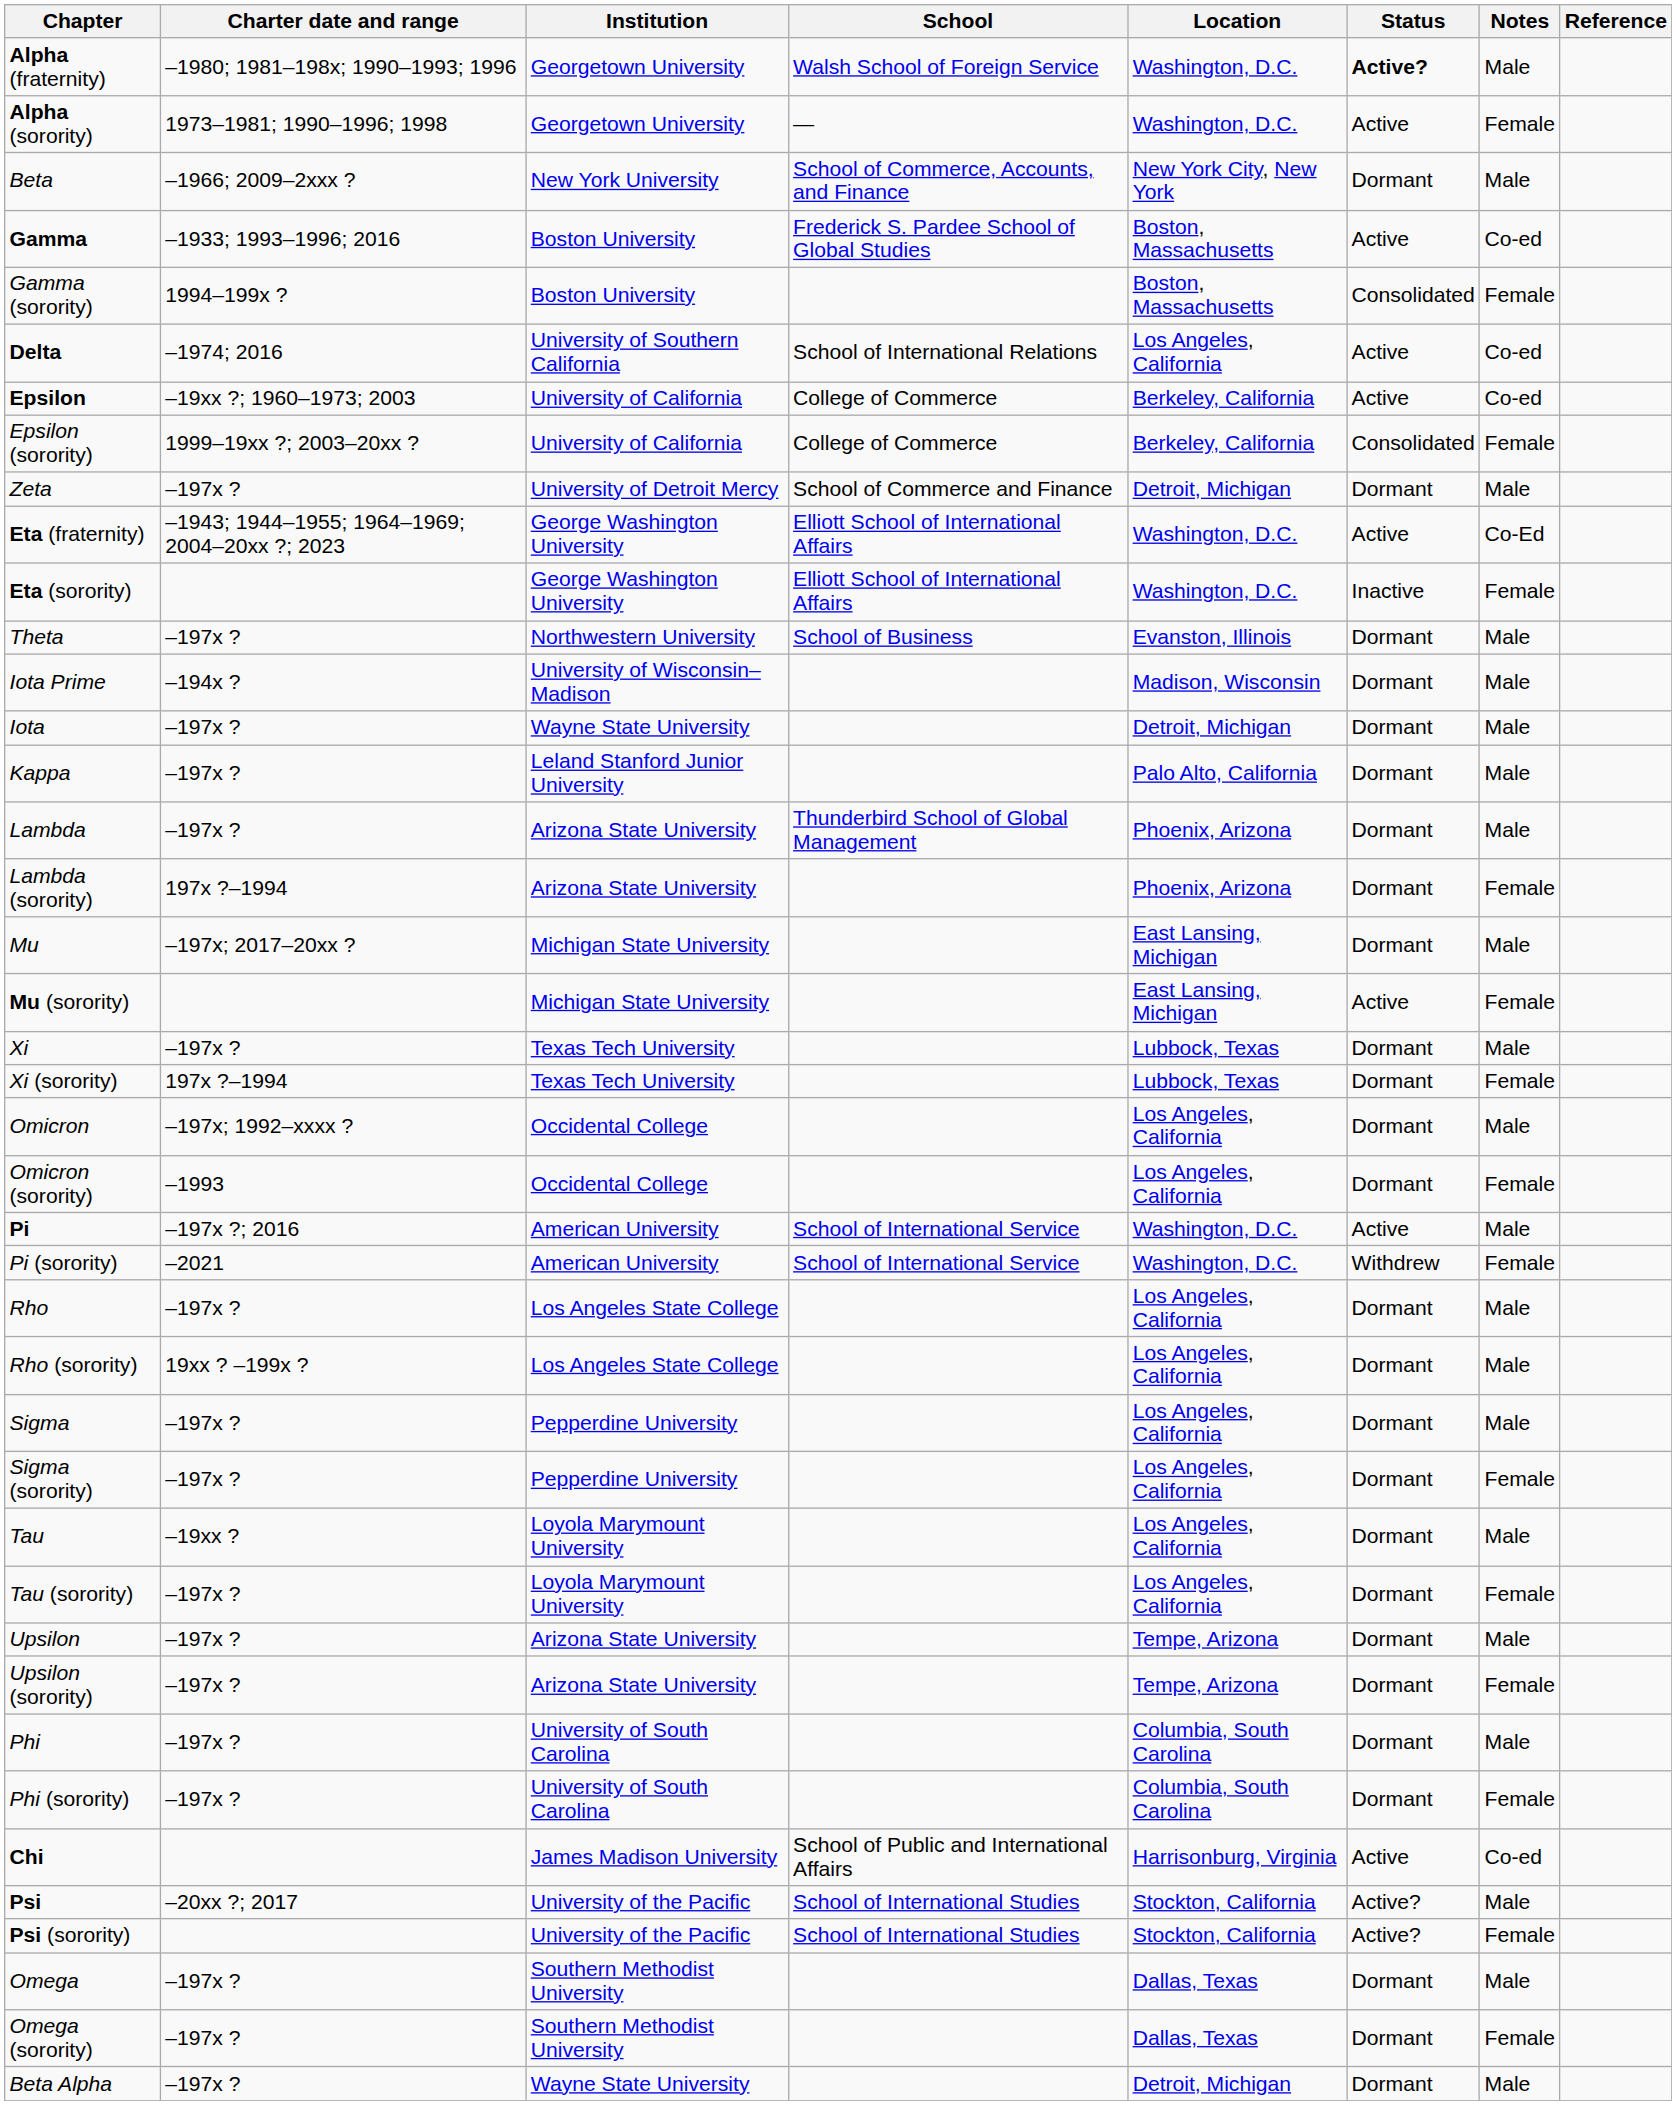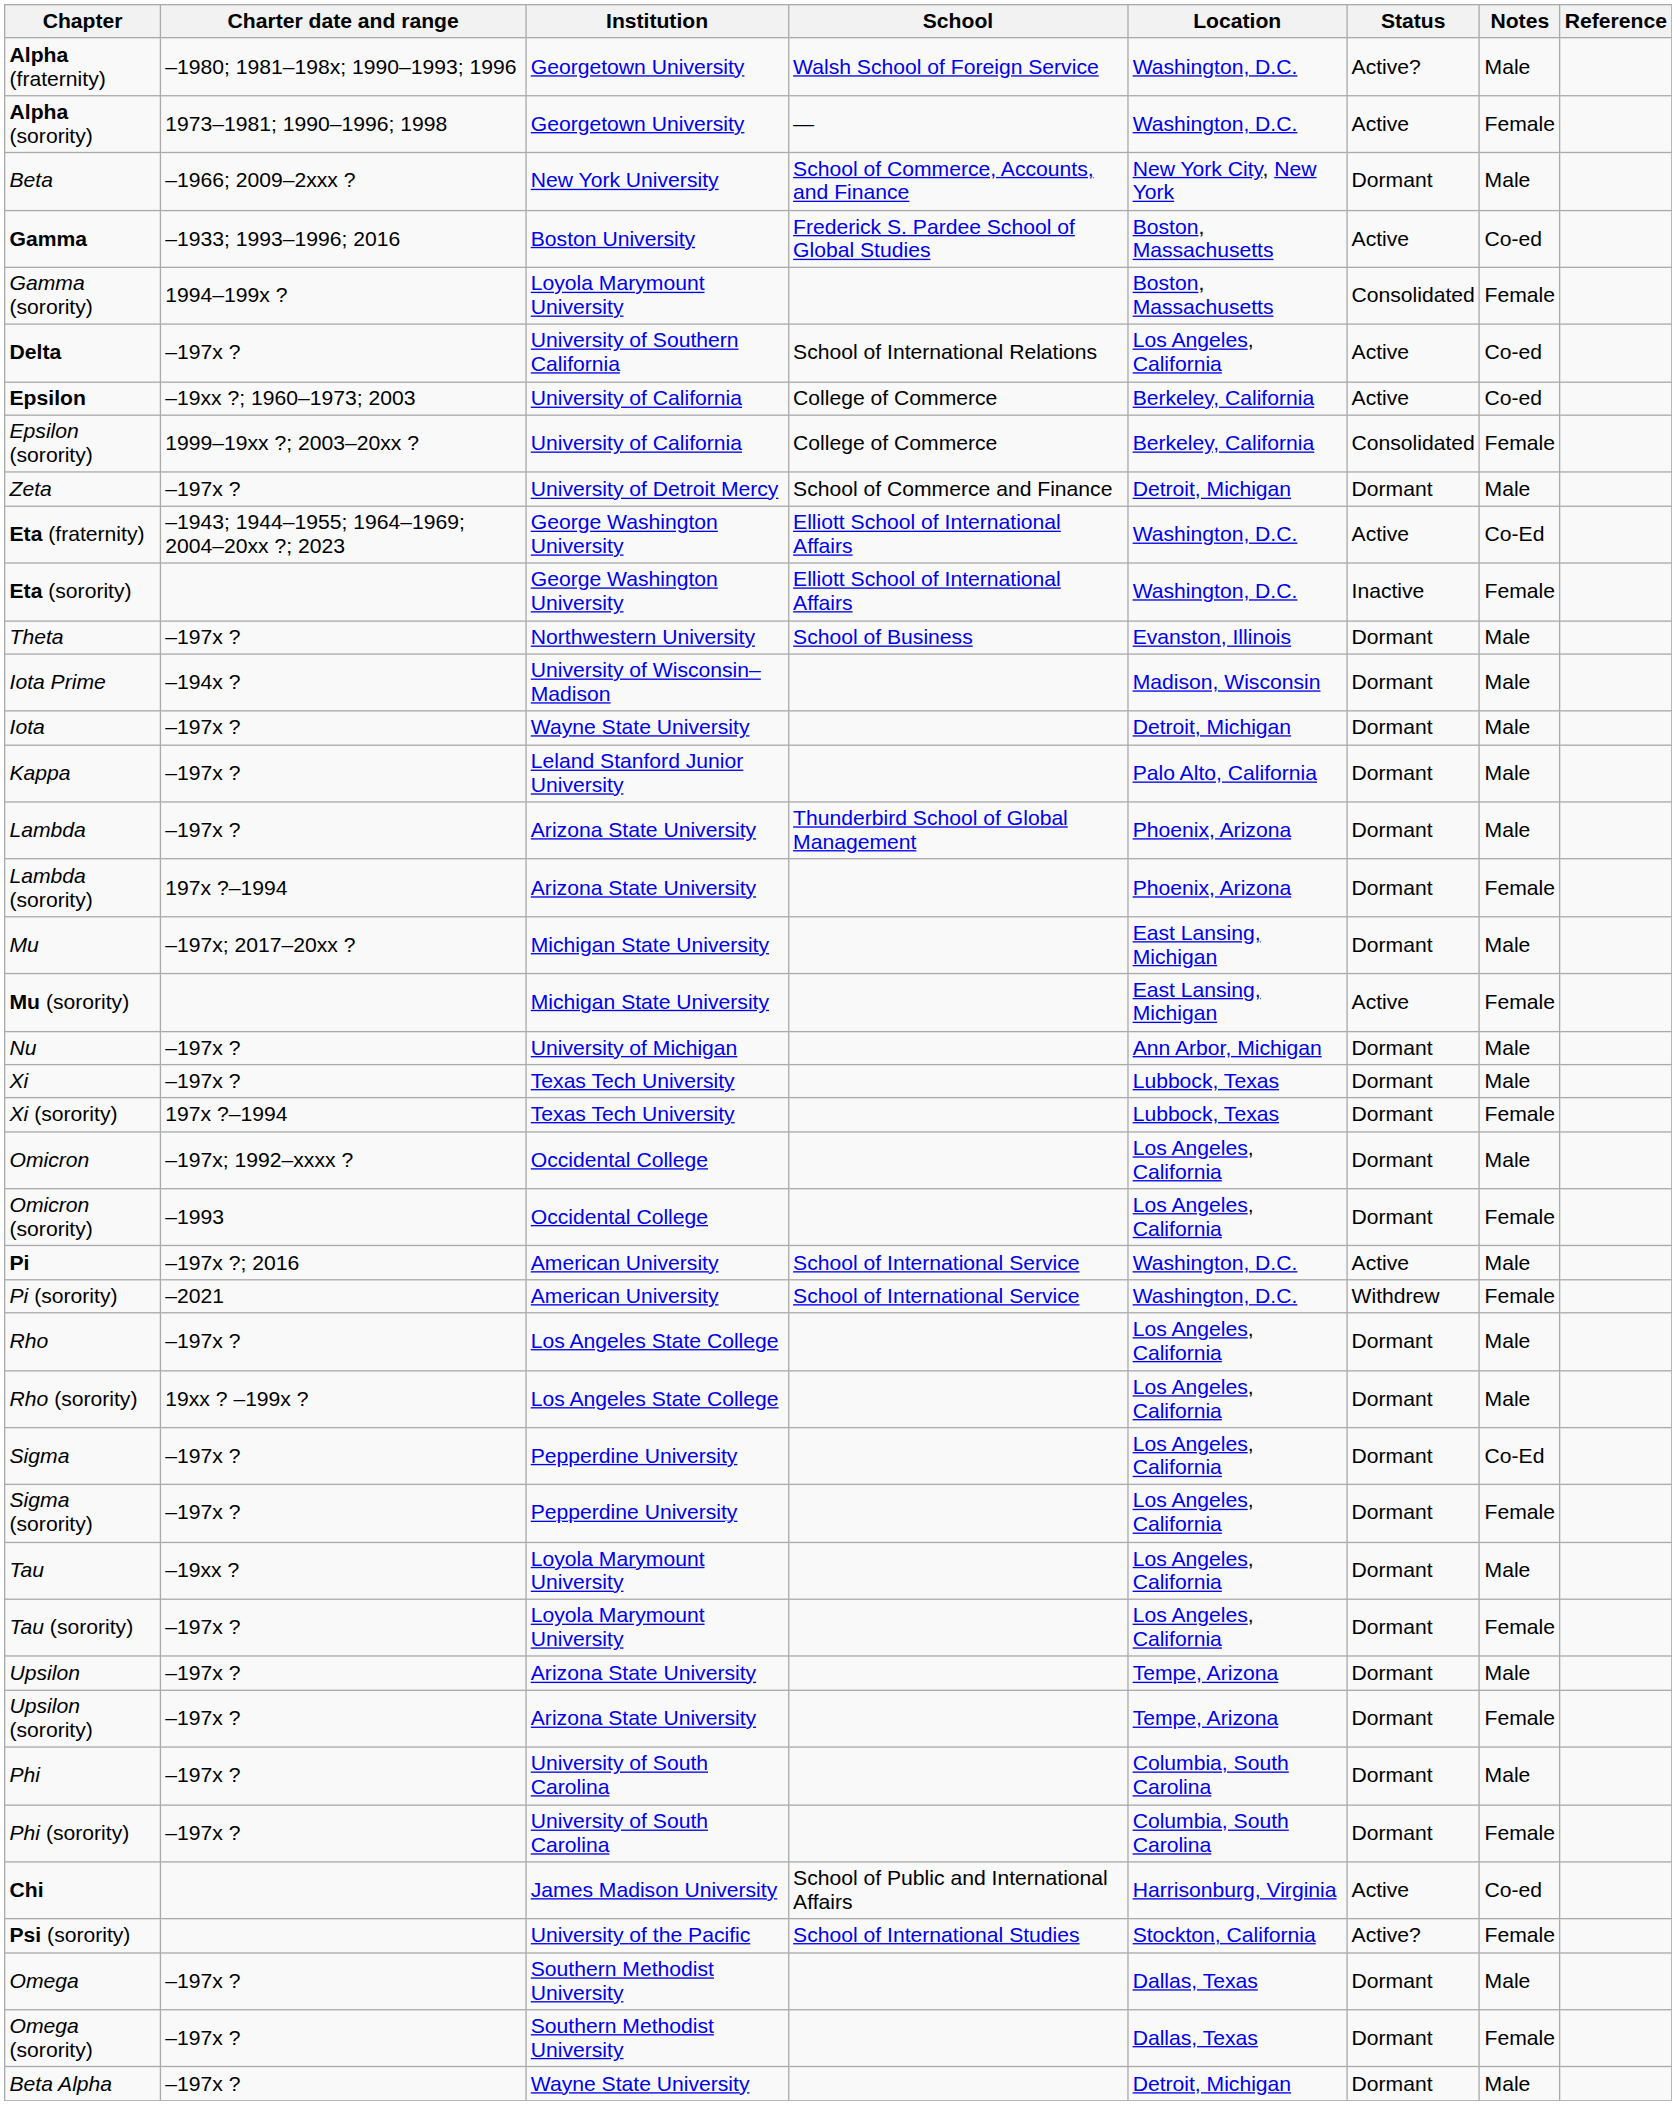(1390, 66) bold -> (1386, 66) normal
(613, 295) Boston University -> (618, 295) Loyola Marymount University
(224, 352) –1974; 2016 -> (203, 352) –197x ?
+ row: (23, 1047)
(1507, 1422) Male -> (1515, 1455) Co-Ed
- row: (25, 1902)
